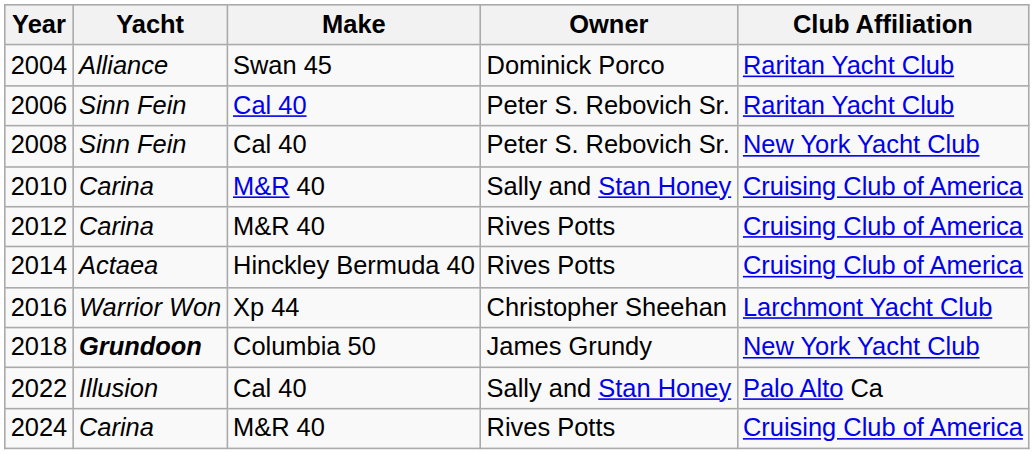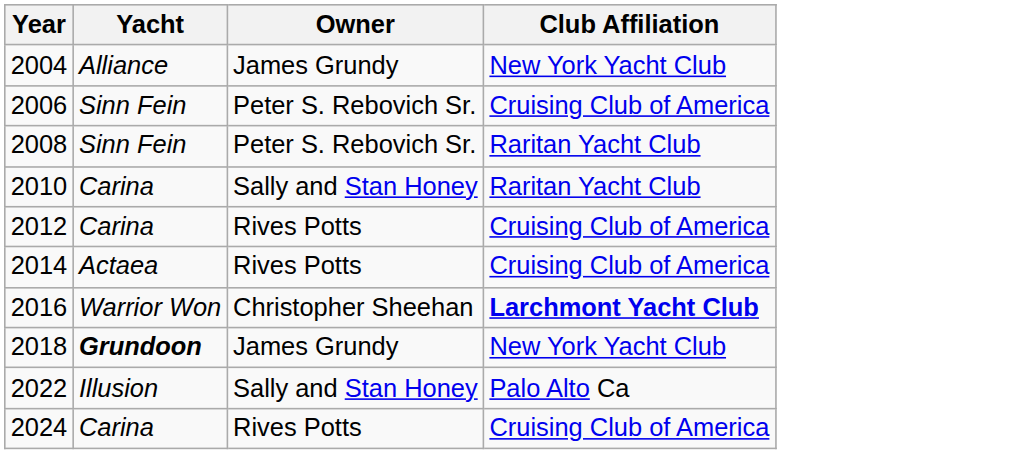- column: (354, 24)
(576, 65) Dominick Porco -> (316, 65) James Grundy
(849, 65) Raritan Yacht Club -> (608, 65) New York Yacht Club
(849, 105) Raritan Yacht Club -> (629, 105) Cruising Club of America
(861, 145) New York Yacht Club -> (595, 145) Raritan Yacht Club
(883, 186) Cruising Club of America -> (595, 186) Raritan Yacht Club
(868, 307) normal -> (624, 307) bold
